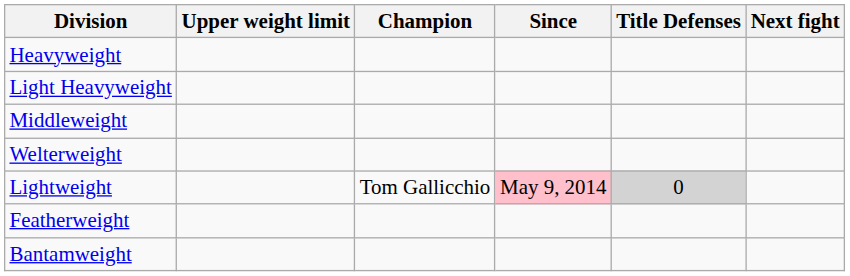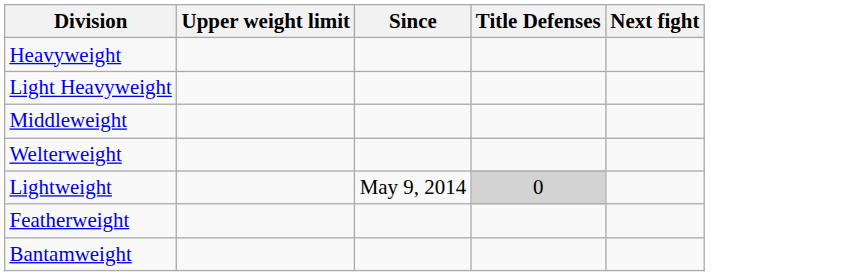- column: (425, 21)
(553, 187) pink background -> (413, 187) no background
